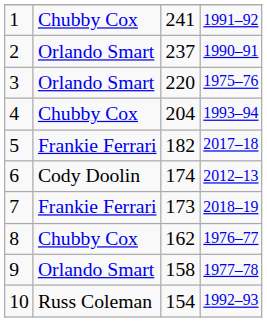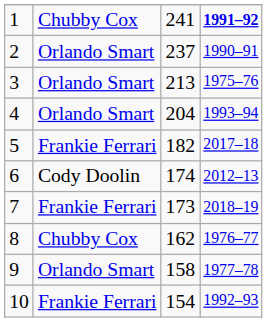(231, 20) normal -> (231, 20) bold
(180, 82) 220 -> (180, 82) 213
(88, 113) Chubby Cox -> (96, 113) Orlando Smart
(95, 301) Russ Coleman -> (97, 301) Frankie Ferrari
